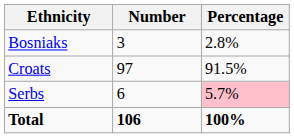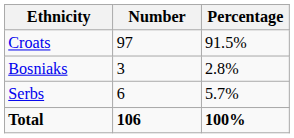rows swapped: (29, 68) <-> (38, 42)
(222, 94) pink background -> (222, 94) no background
